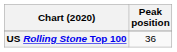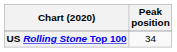(150, 39) 36 -> (150, 39) 34
